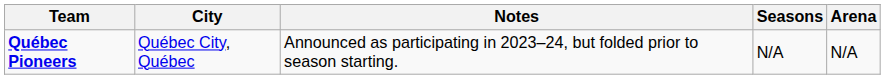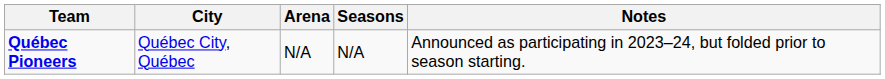columns swapped: (854, 17) <-> (517, 17)
